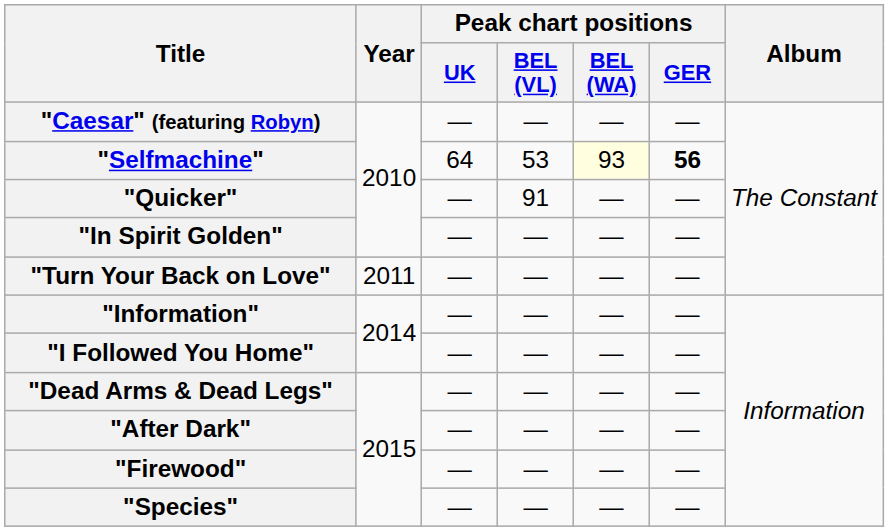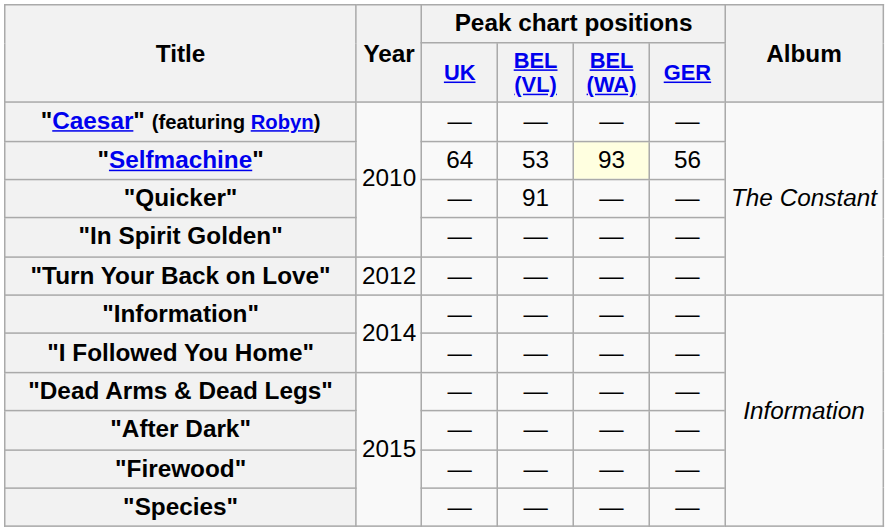(687, 159) bold -> (687, 159) normal
(389, 275) 2011 -> (389, 275) 2012
